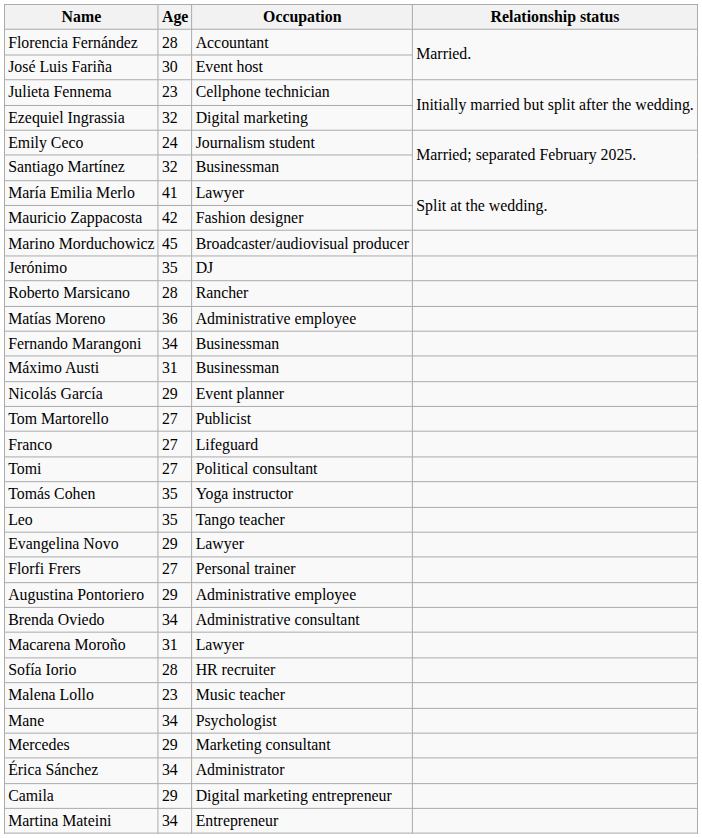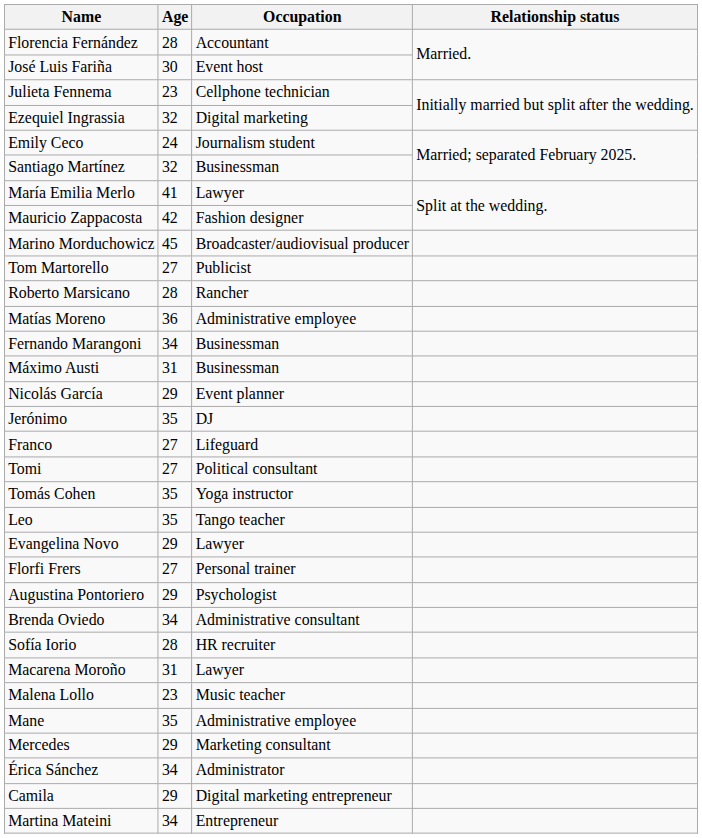rows swapped: (58, 419) <-> (38, 268)
(276, 594) Administrative employee -> (236, 594) Psychologist
rows swapped: (42, 670) <-> (67, 645)
(170, 720) 34 -> (170, 720) 35
(236, 720) Psychologist -> (276, 720) Administrative employee
